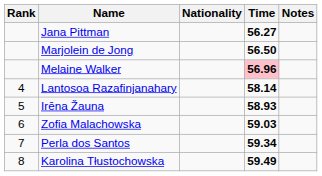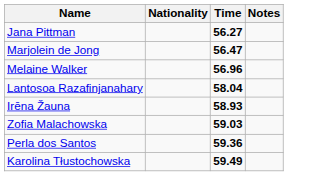- column: (21, 13)
(262, 50) 56.50 -> (228, 50) 56.47
(262, 69) pink background -> (228, 69) no background
(262, 87) 58.14 -> (228, 87) 58.04
(262, 143) 59.34 -> (228, 143) 59.36
